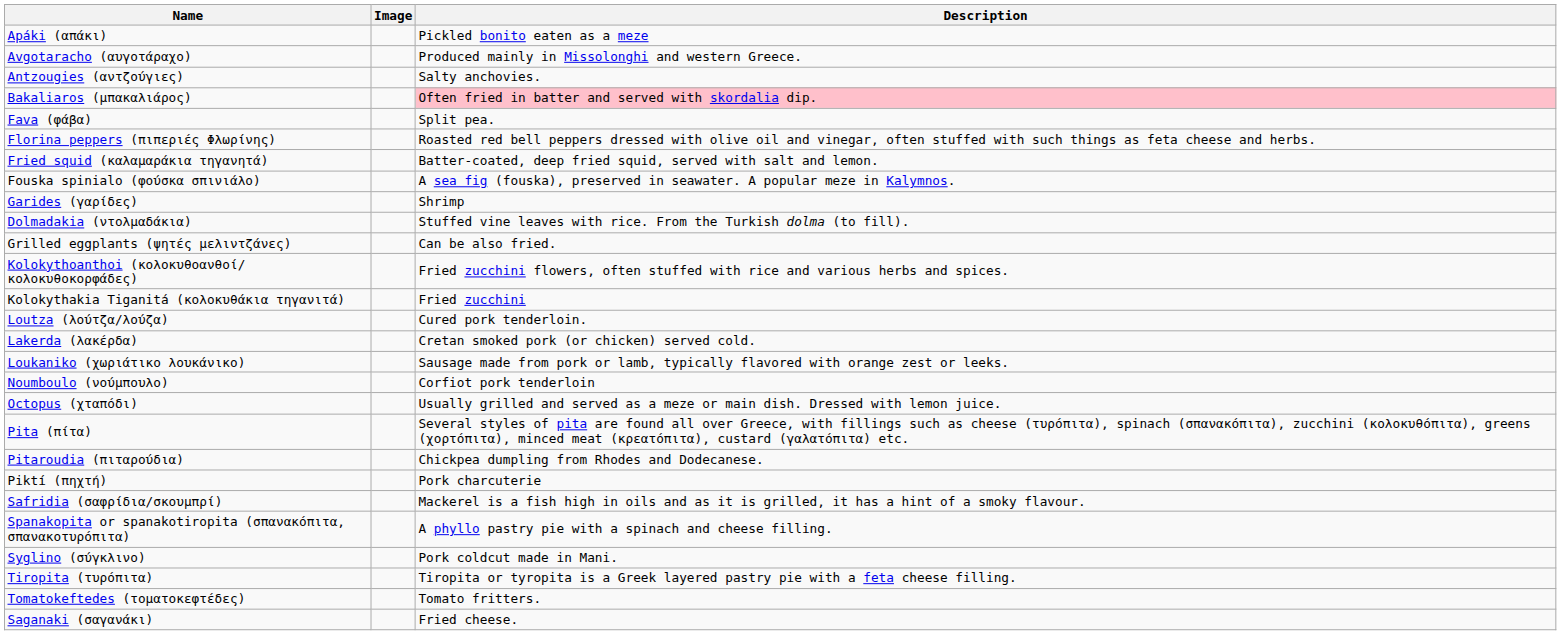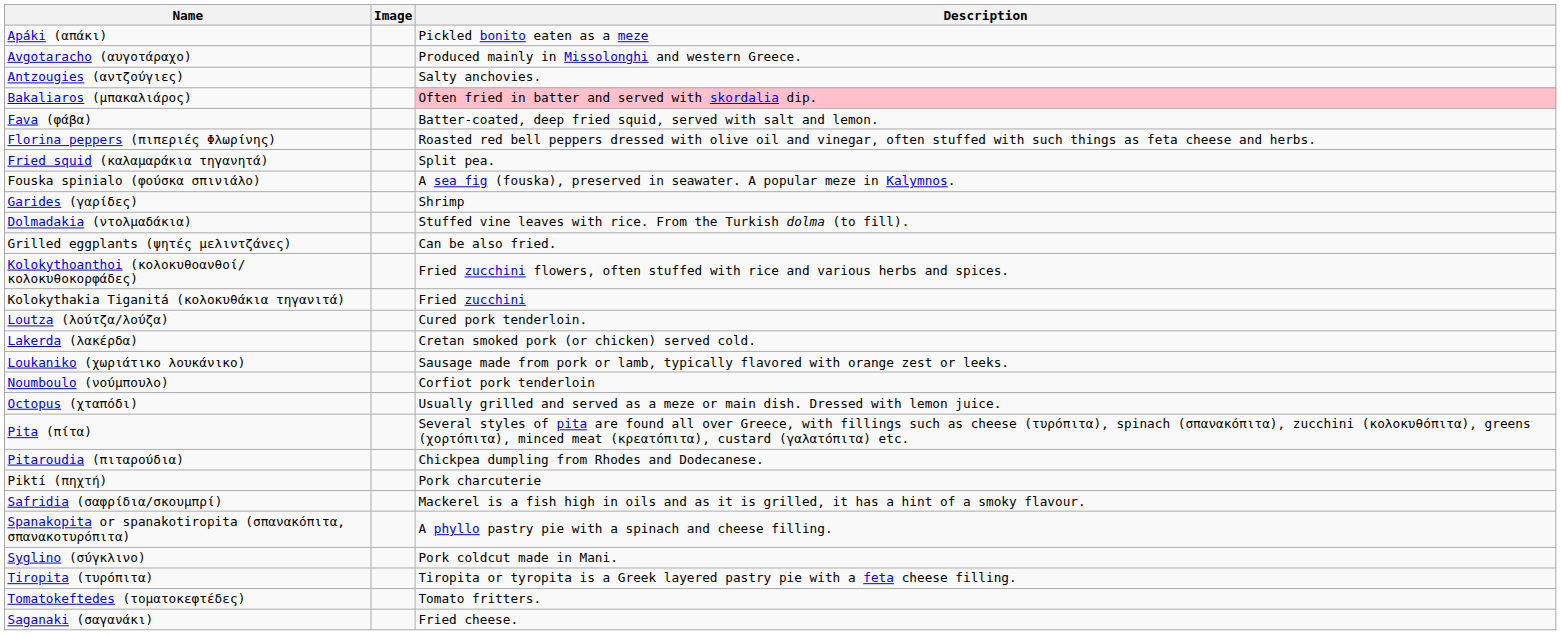(457, 119) Split pea. -> (649, 119) Batter-coated, deep fried squid, served with salt and lemon.
(649, 160) Batter-coated, deep fried squid, served with salt and lemon. -> (457, 160) Split pea.
